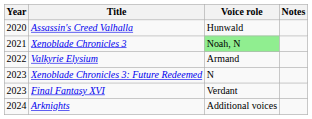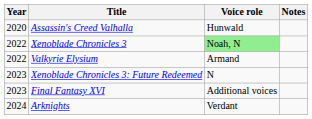(17, 43) 2021 -> (17, 43) 2022
(222, 91) Verdant -> (242, 91) Additional voices
(242, 106) Additional voices -> (222, 106) Verdant
